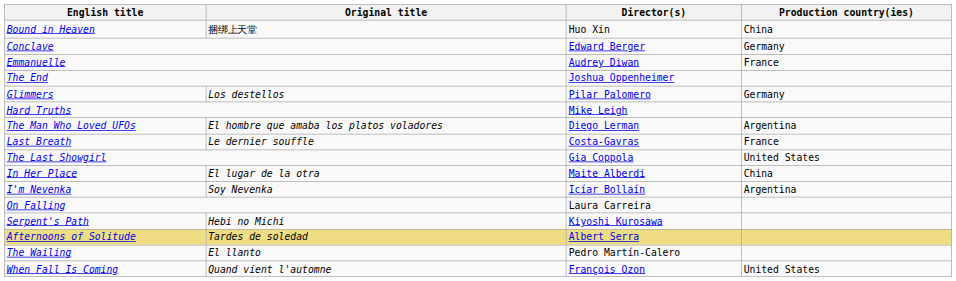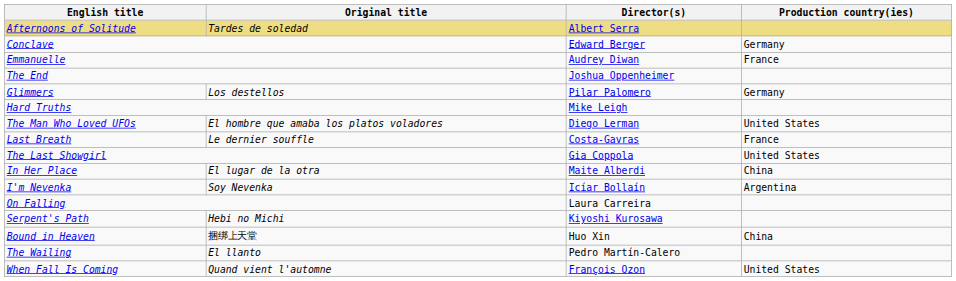rows swapped: (51, 29) <-> (71, 237)
(770, 126) Argentina -> (782, 124) United States
